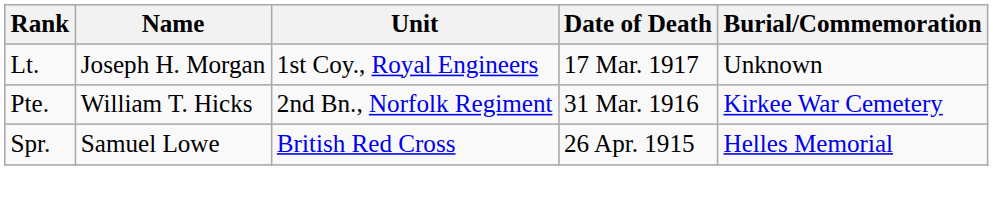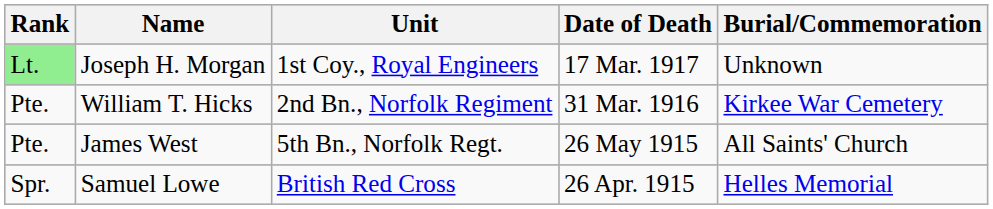(25, 64) no background -> (25, 64) lightgreen background
+ row: (139, 143)
